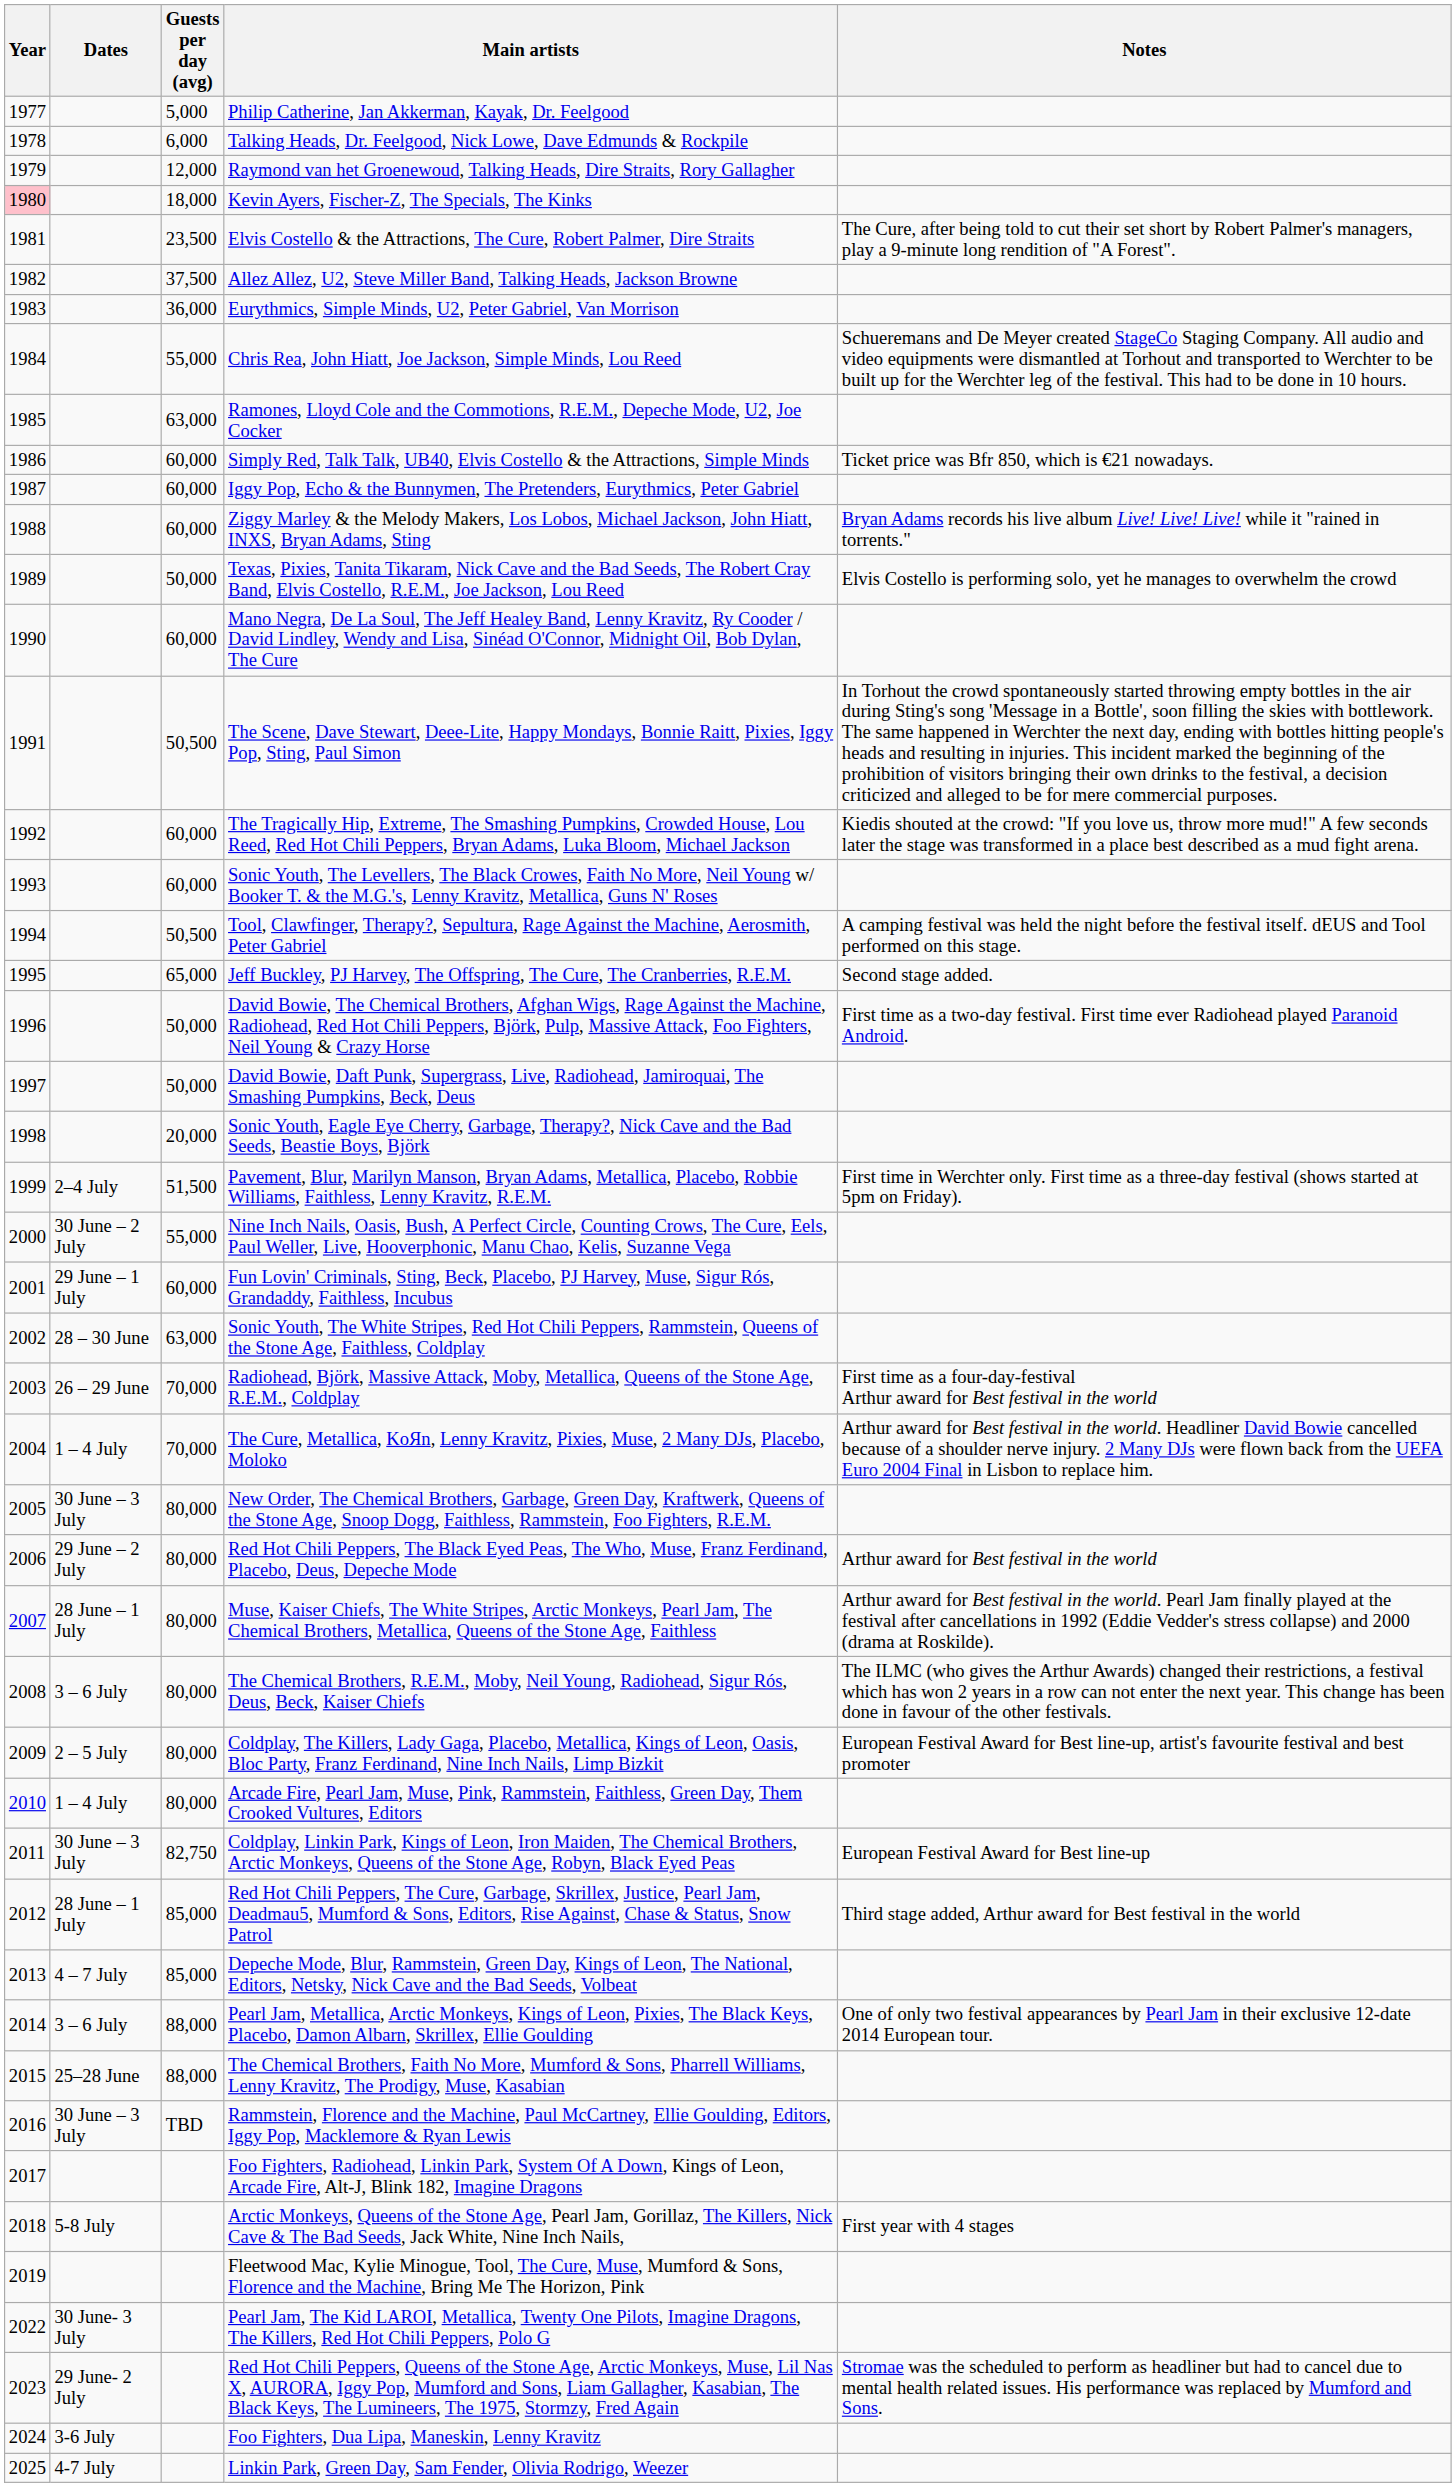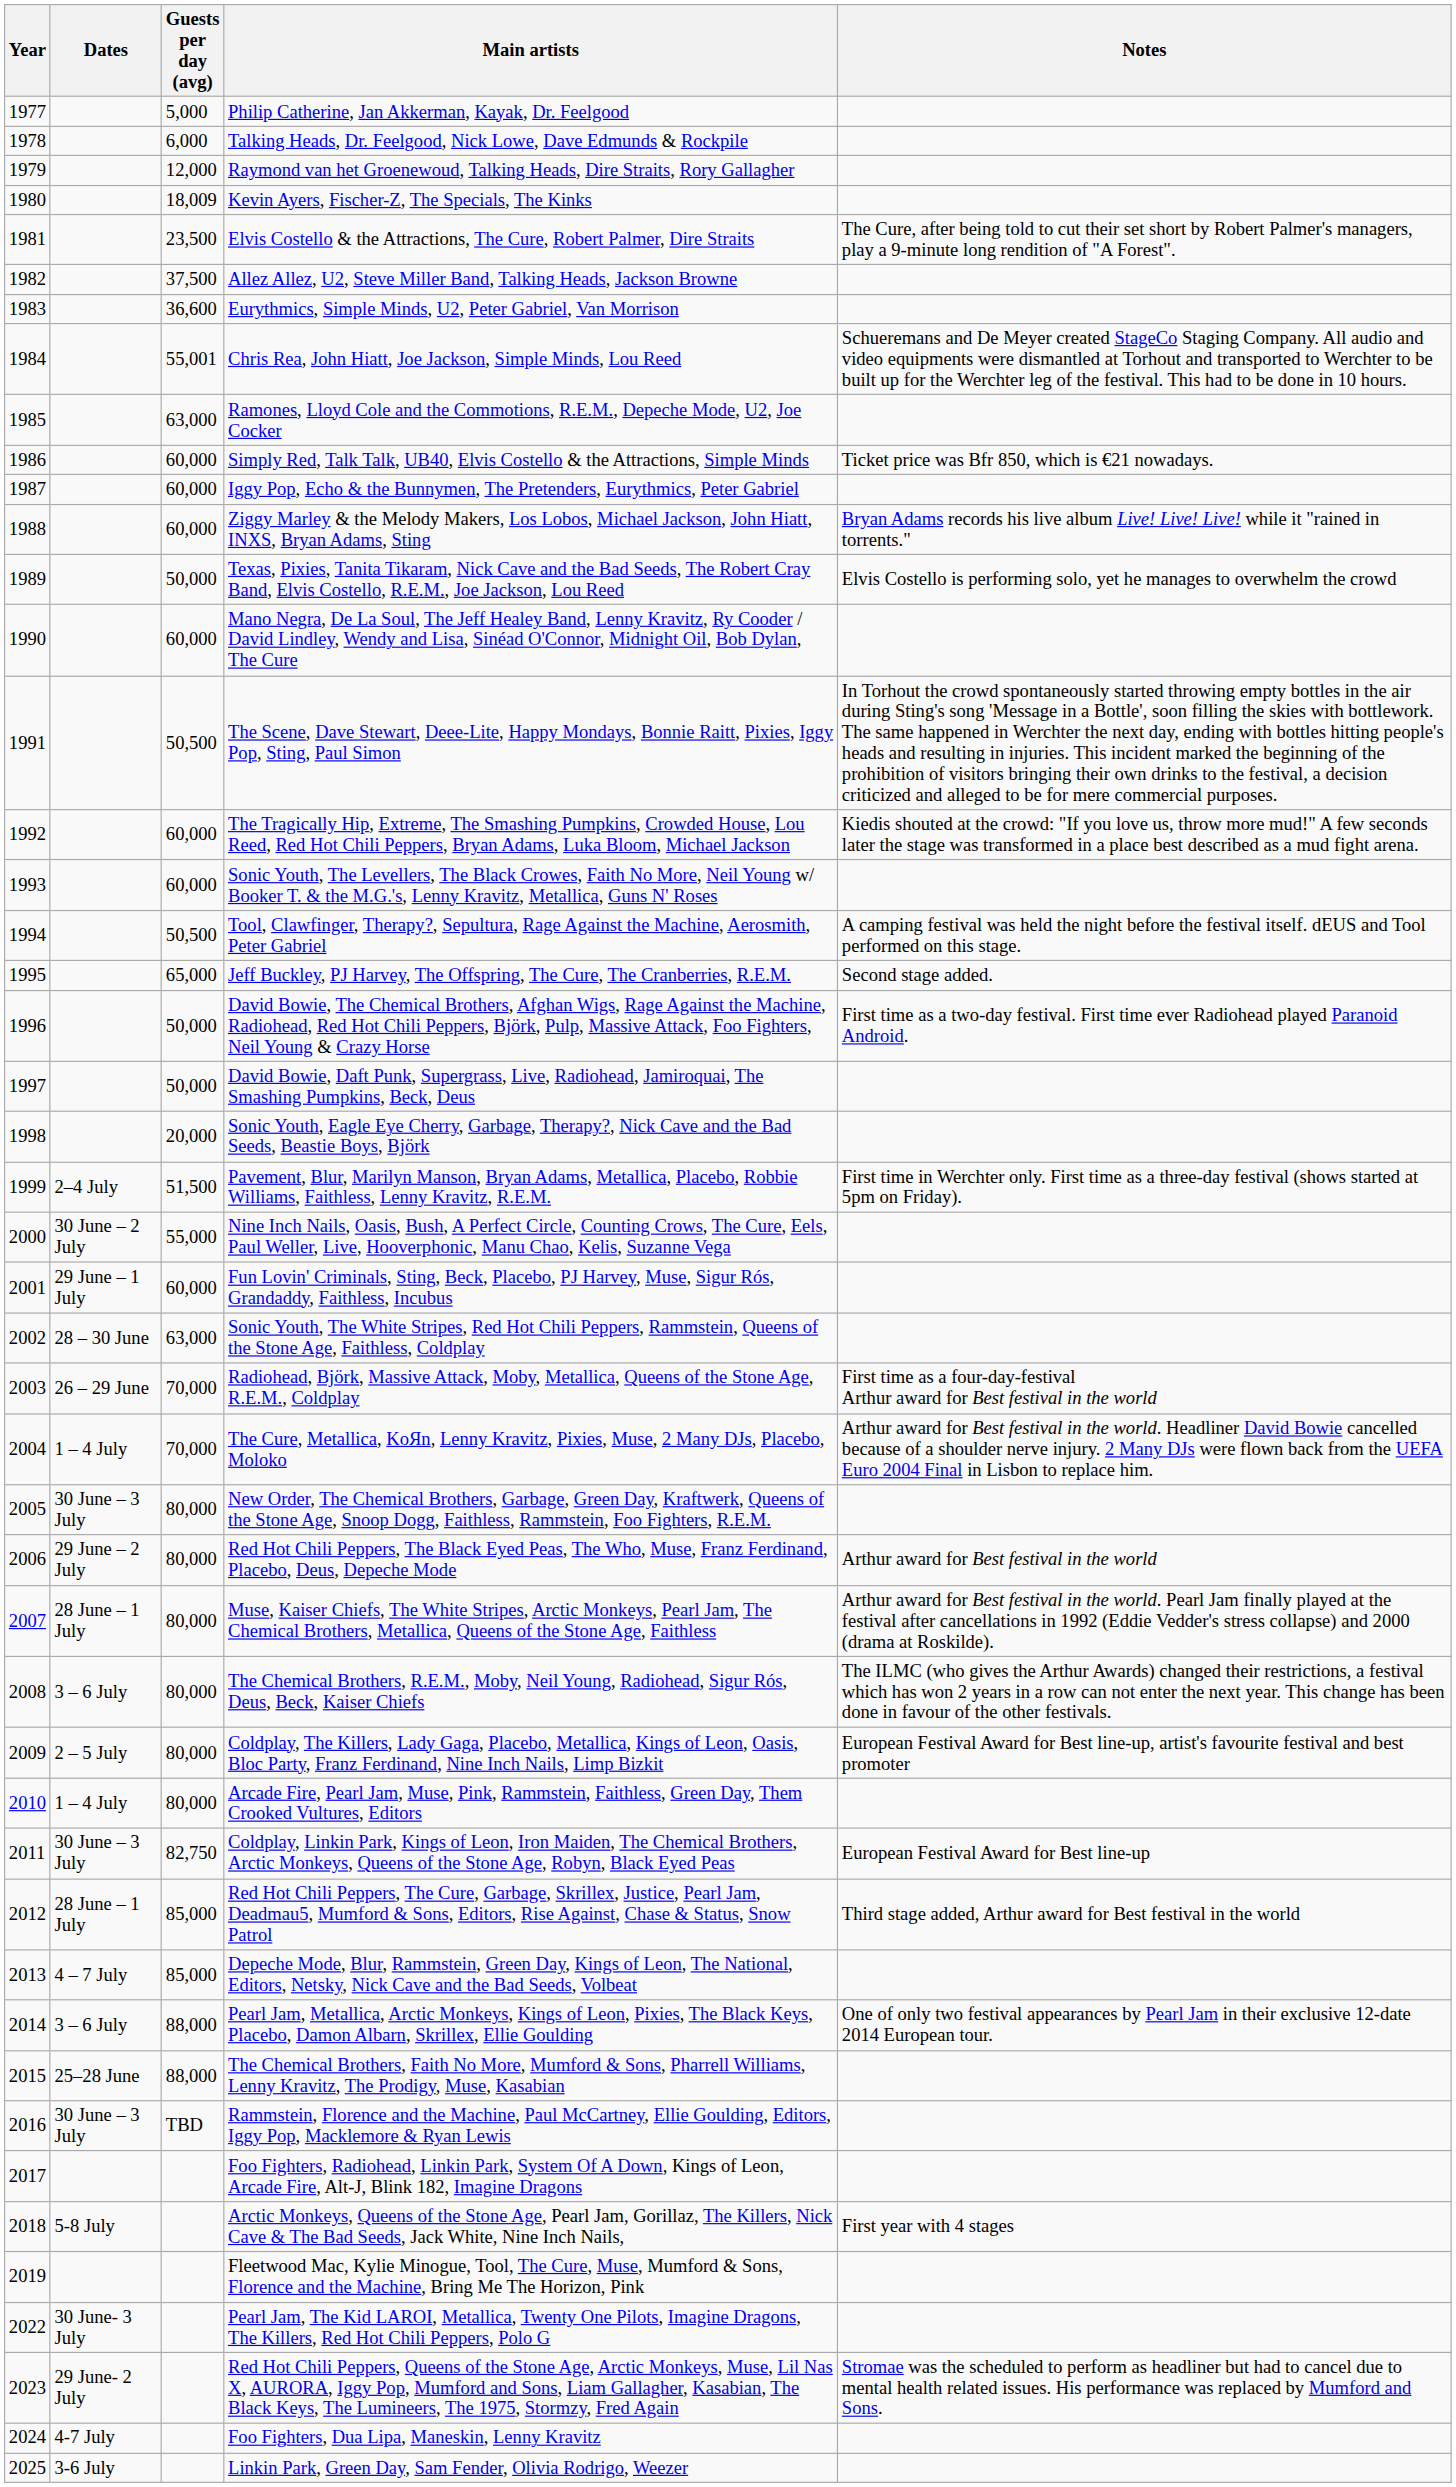(27, 199) pink background -> (27, 199) no background
(191, 199) 18,000 -> (191, 199) 18,009
(191, 308) 36,000 -> (191, 308) 36,600
(191, 359) 55,000 -> (191, 359) 55,001
(85, 2438) 3-6 July -> (85, 2438) 4-7 July
(85, 2467) 4-7 July -> (85, 2467) 3-6 July
